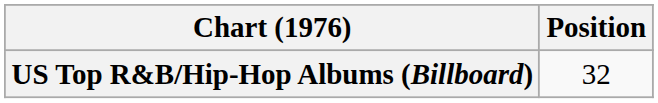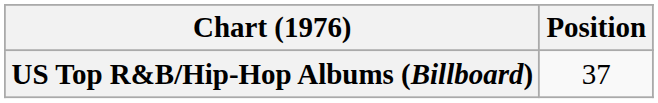(596, 73) 32 -> (596, 73) 37
